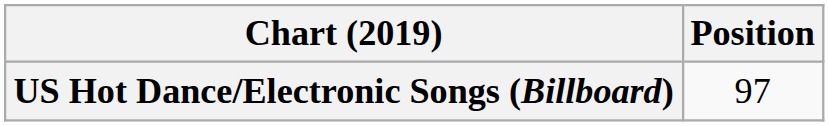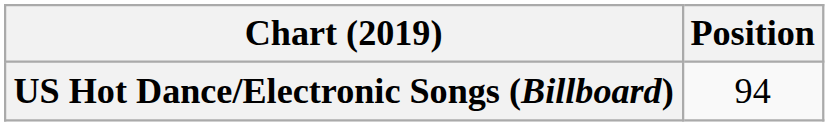(753, 90) 97 -> (753, 90) 94
